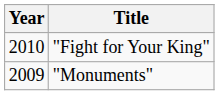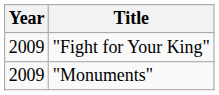(27, 47) 2010 -> (27, 47) 2009
